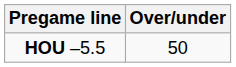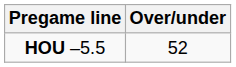(178, 47) 50 -> (178, 47) 52
